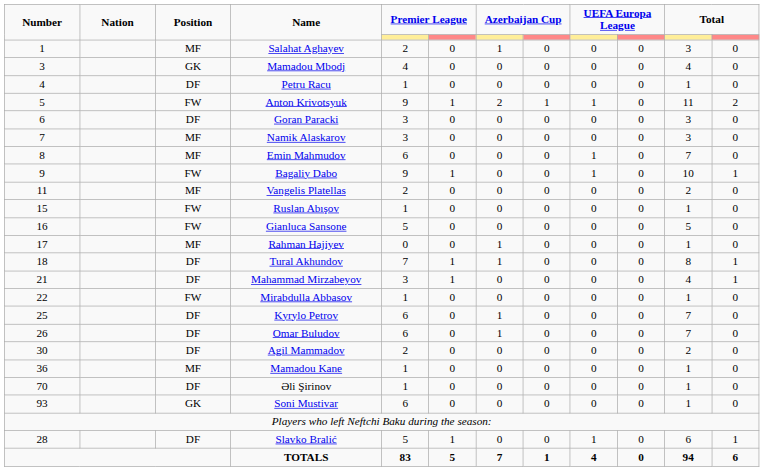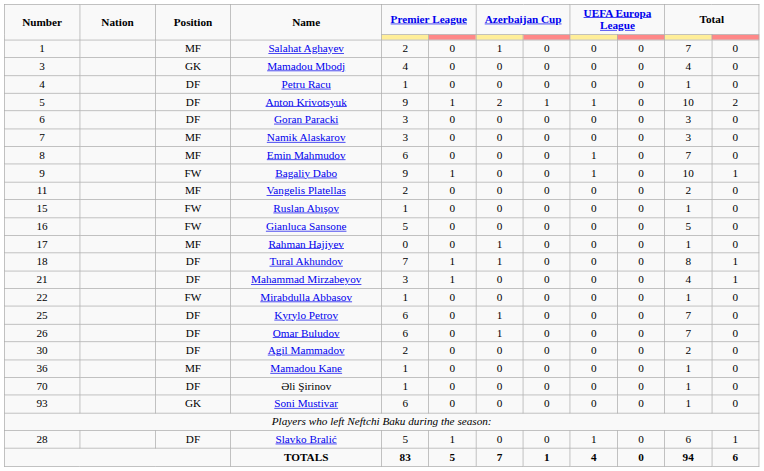(688, 48) 3 -> (688, 48) 7
(193, 102) FW -> (193, 102) DF
(688, 102) 11 -> (688, 102) 10
